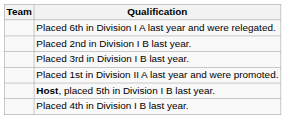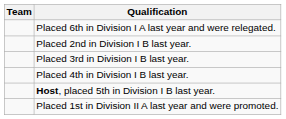rows swapped: (112, 106) <-> (157, 75)
